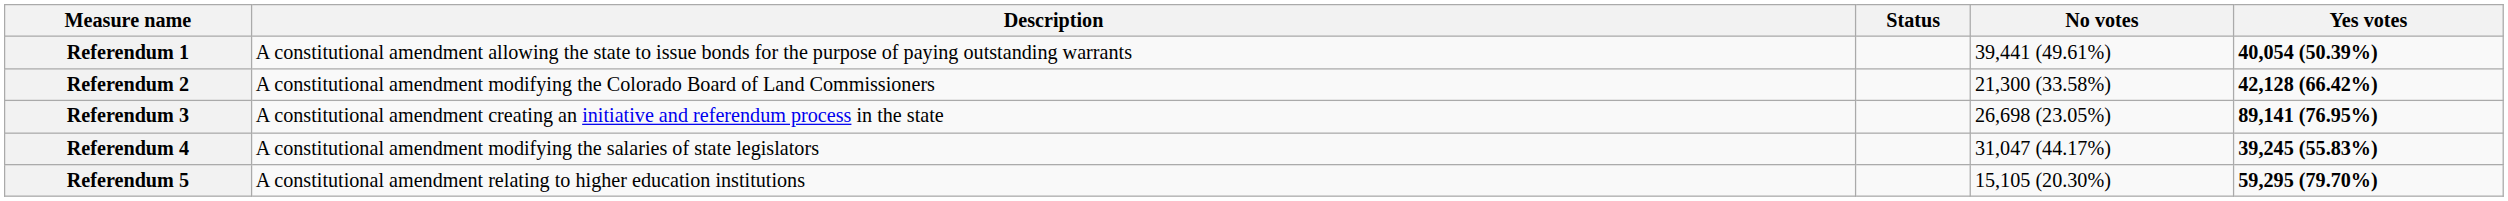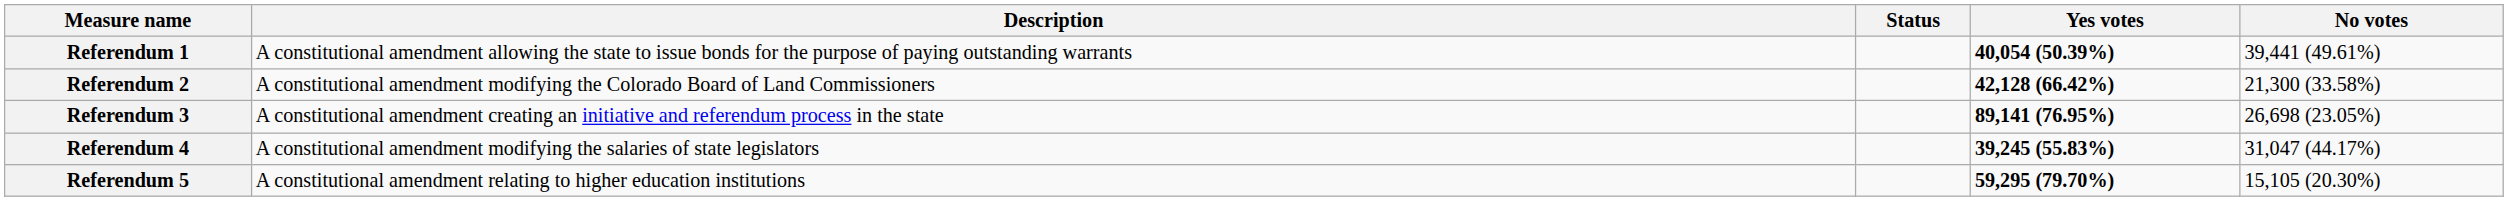columns swapped: (2368, 20) <-> (2102, 20)
